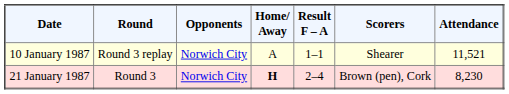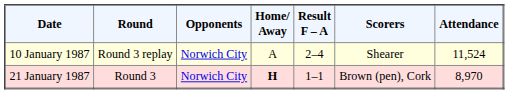(314, 54) 1–1 -> (314, 54) 2–4
(469, 54) 11,521 -> (469, 54) 11,524
(314, 76) 2–4 -> (314, 76) 1–1
(469, 76) 8,230 -> (469, 76) 8,970
